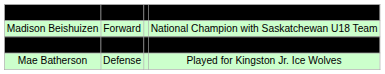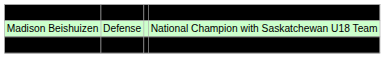(122, 28) Forward -> (122, 28) Defense
(122, 45) Forward -> (122, 45) Defense
- row: (53, 61)
